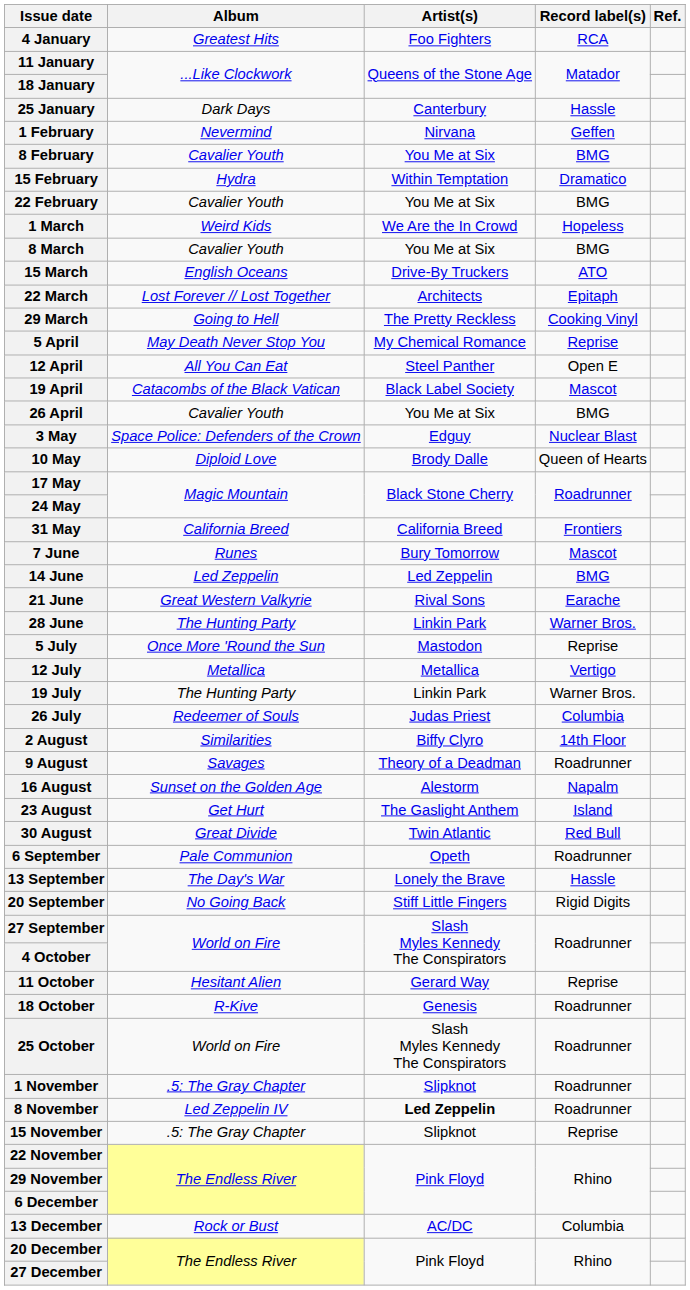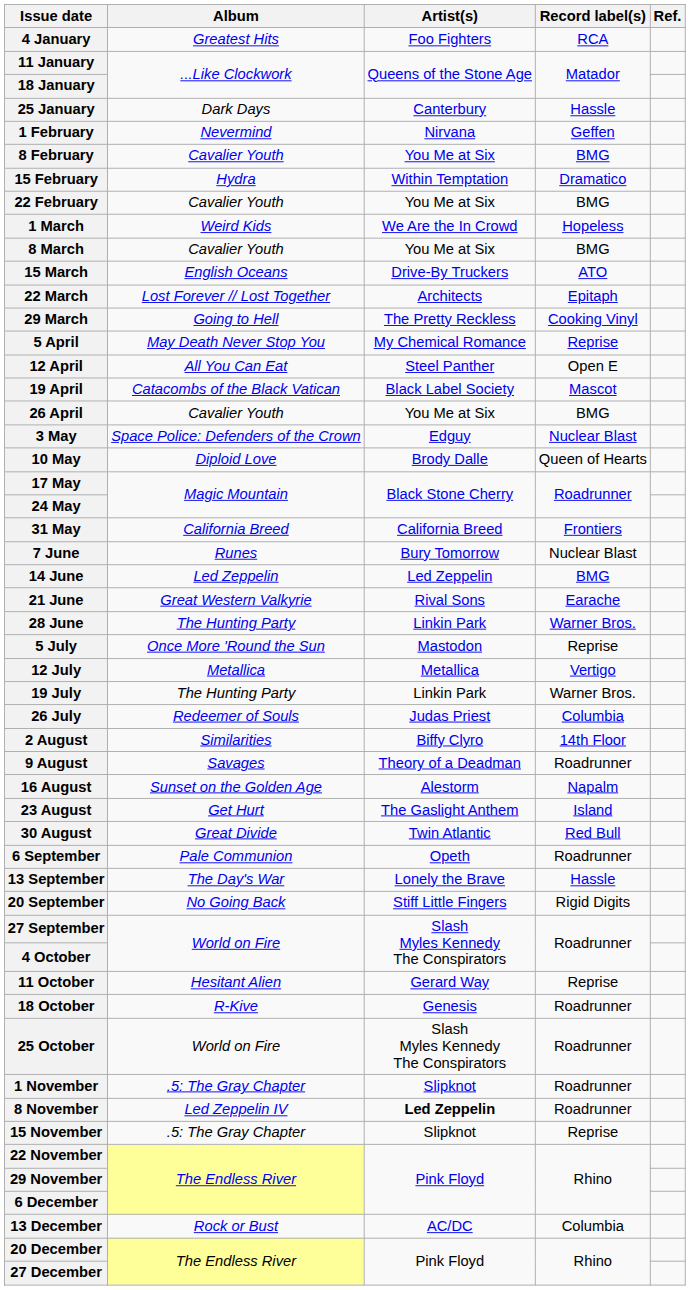(593, 553) Mascot -> (593, 553) Nuclear Blast
